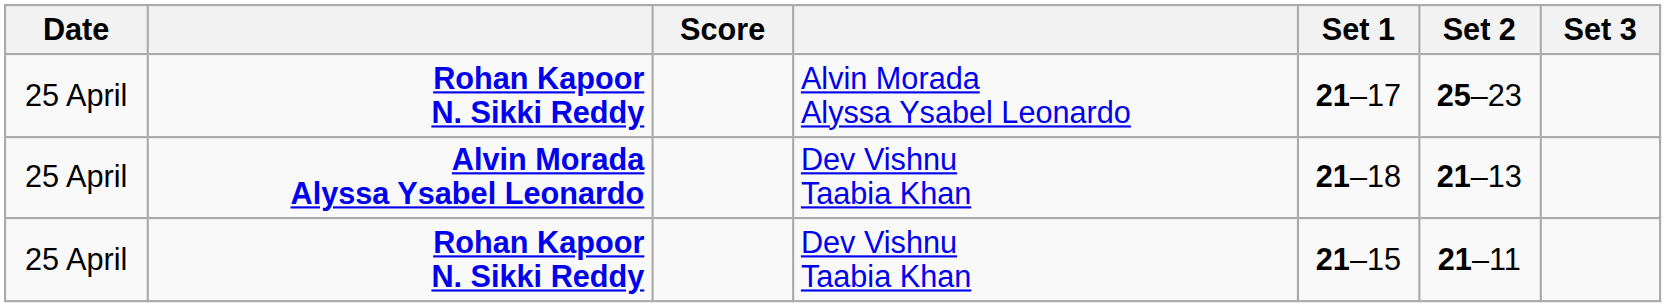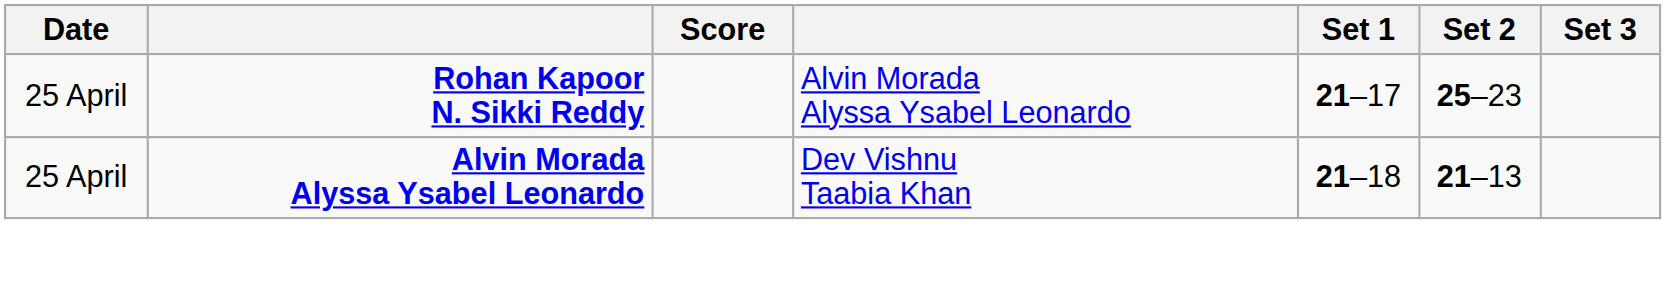- row: (538, 260)
